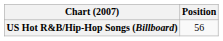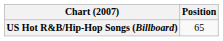(199, 28) 56 -> (199, 28) 65
